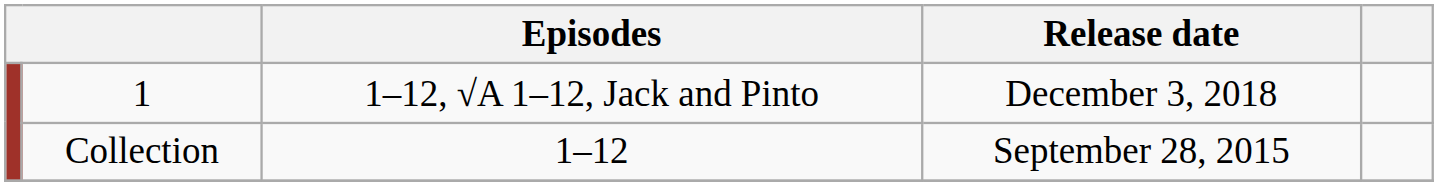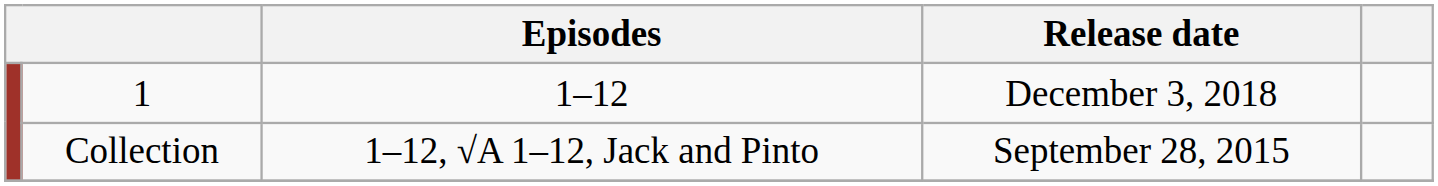(592, 92) 1–12, √A 1–12, Jack and Pinto -> (592, 92) 1–12
(592, 151) 1–12 -> (592, 151) 1–12, √A 1–12, Jack and Pinto
